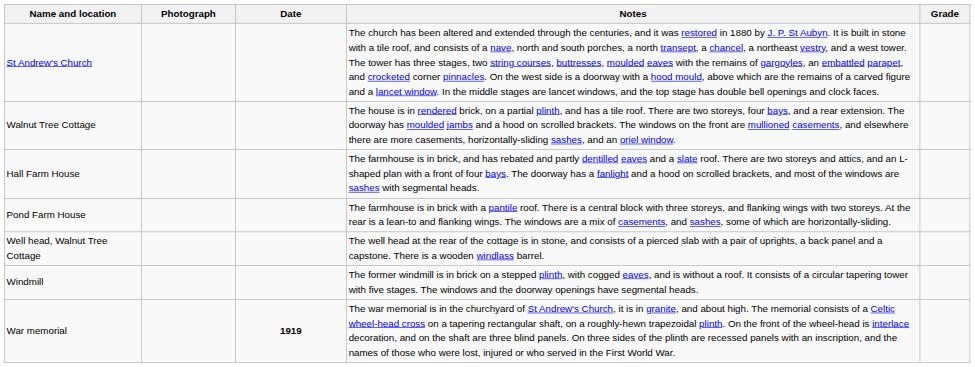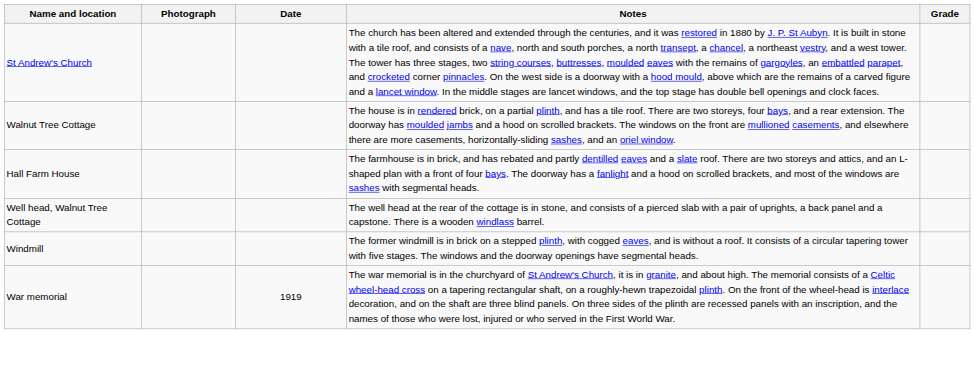- row: (46, 215)
(291, 331) bold -> (291, 297) normal
